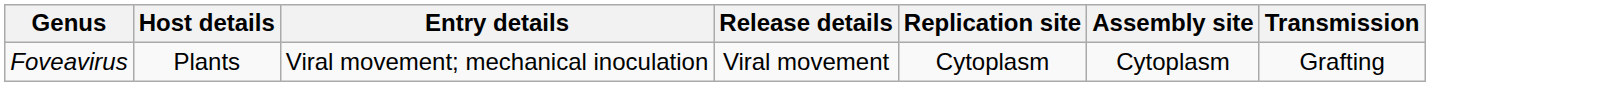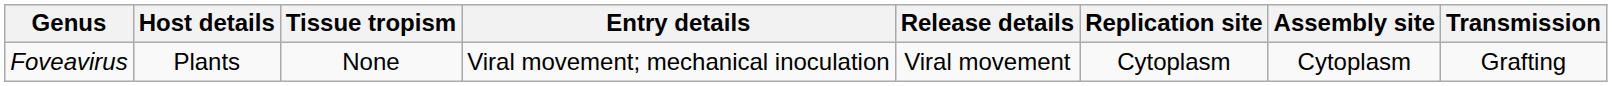+ column: (371, 23)
